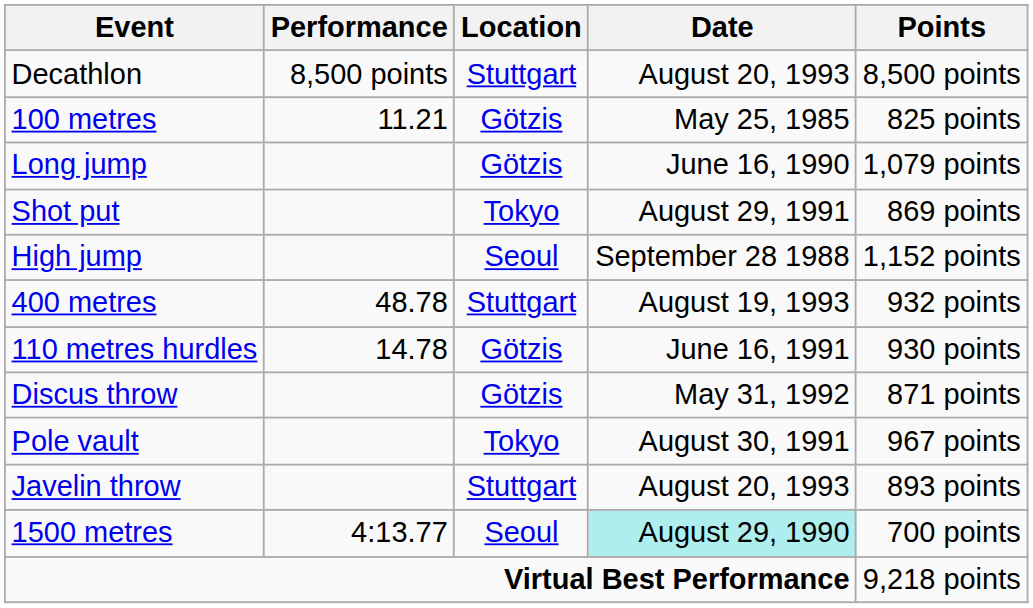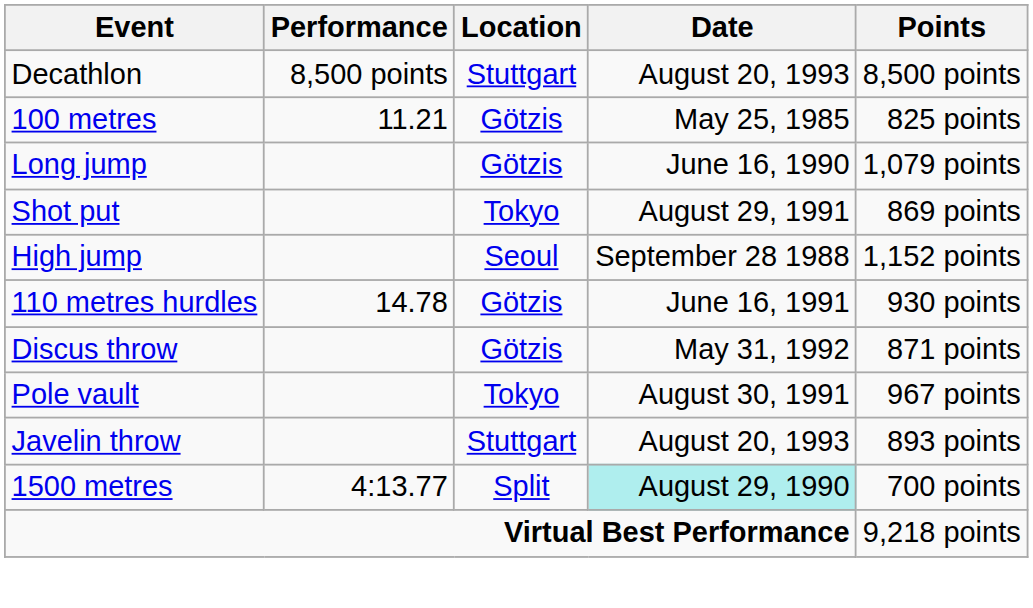- row: (84, 303)
(521, 532) Seoul -> (521, 486) Split
